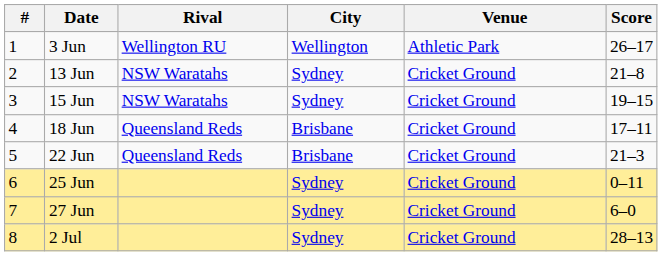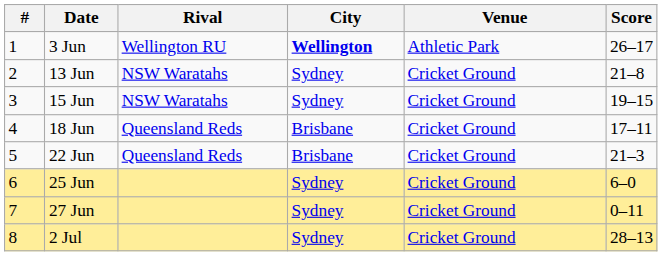(330, 45) normal -> (332, 45) bold
(627, 182) 0–11 -> (623, 182) 6–0
(623, 210) 6–0 -> (627, 210) 0–11
